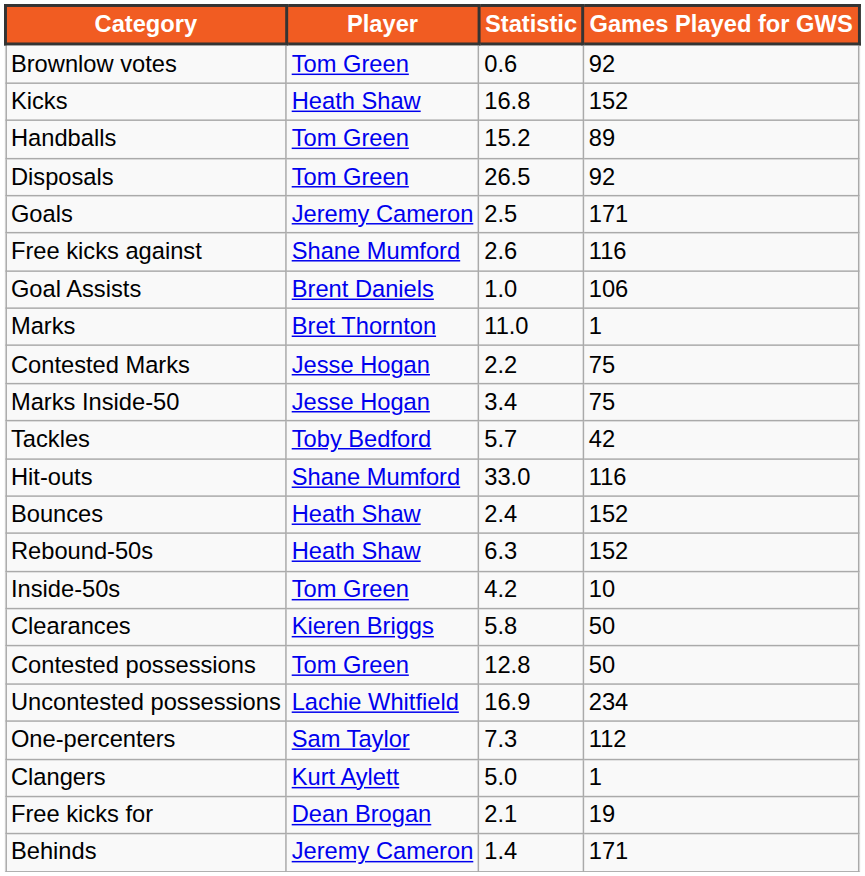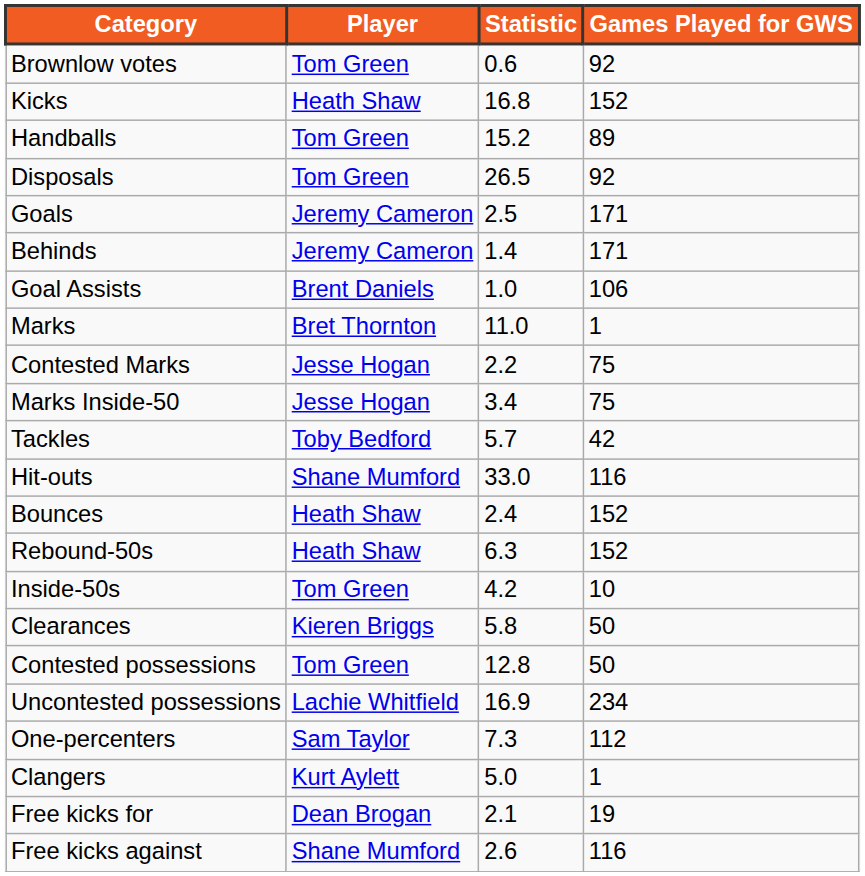rows swapped: (54, 852) <-> (106, 251)
